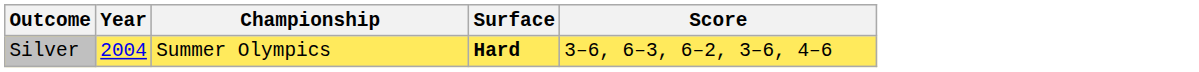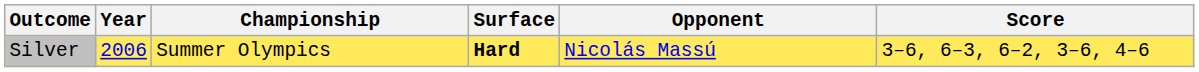+ column: (718, 20)
(124, 51) 2004 -> (124, 51) 2006
